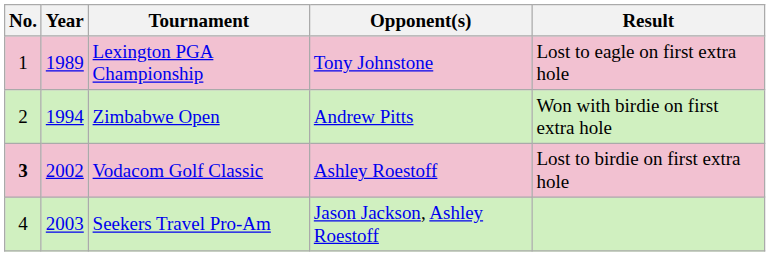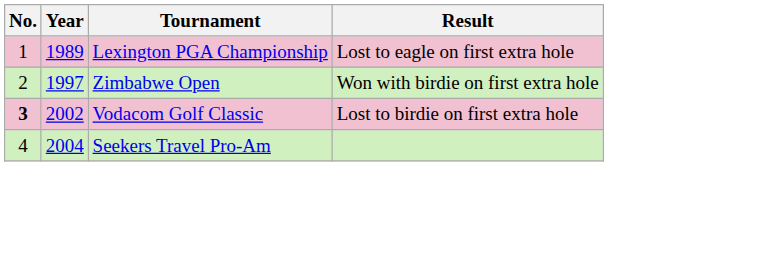- column: (421, 20)
(65, 116) 1994 -> (65, 83) 1997
(65, 224) 2003 -> (65, 145) 2004
